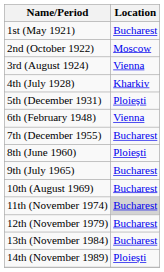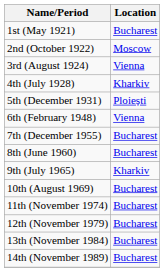(130, 153) Ploiești -> (135, 153) Bucharest
(135, 170) Bucharest -> (131, 170) Kharkiv
(135, 205) lightgrey background -> (135, 205) no background
(130, 258) Ploiești -> (135, 258) Bucharest
